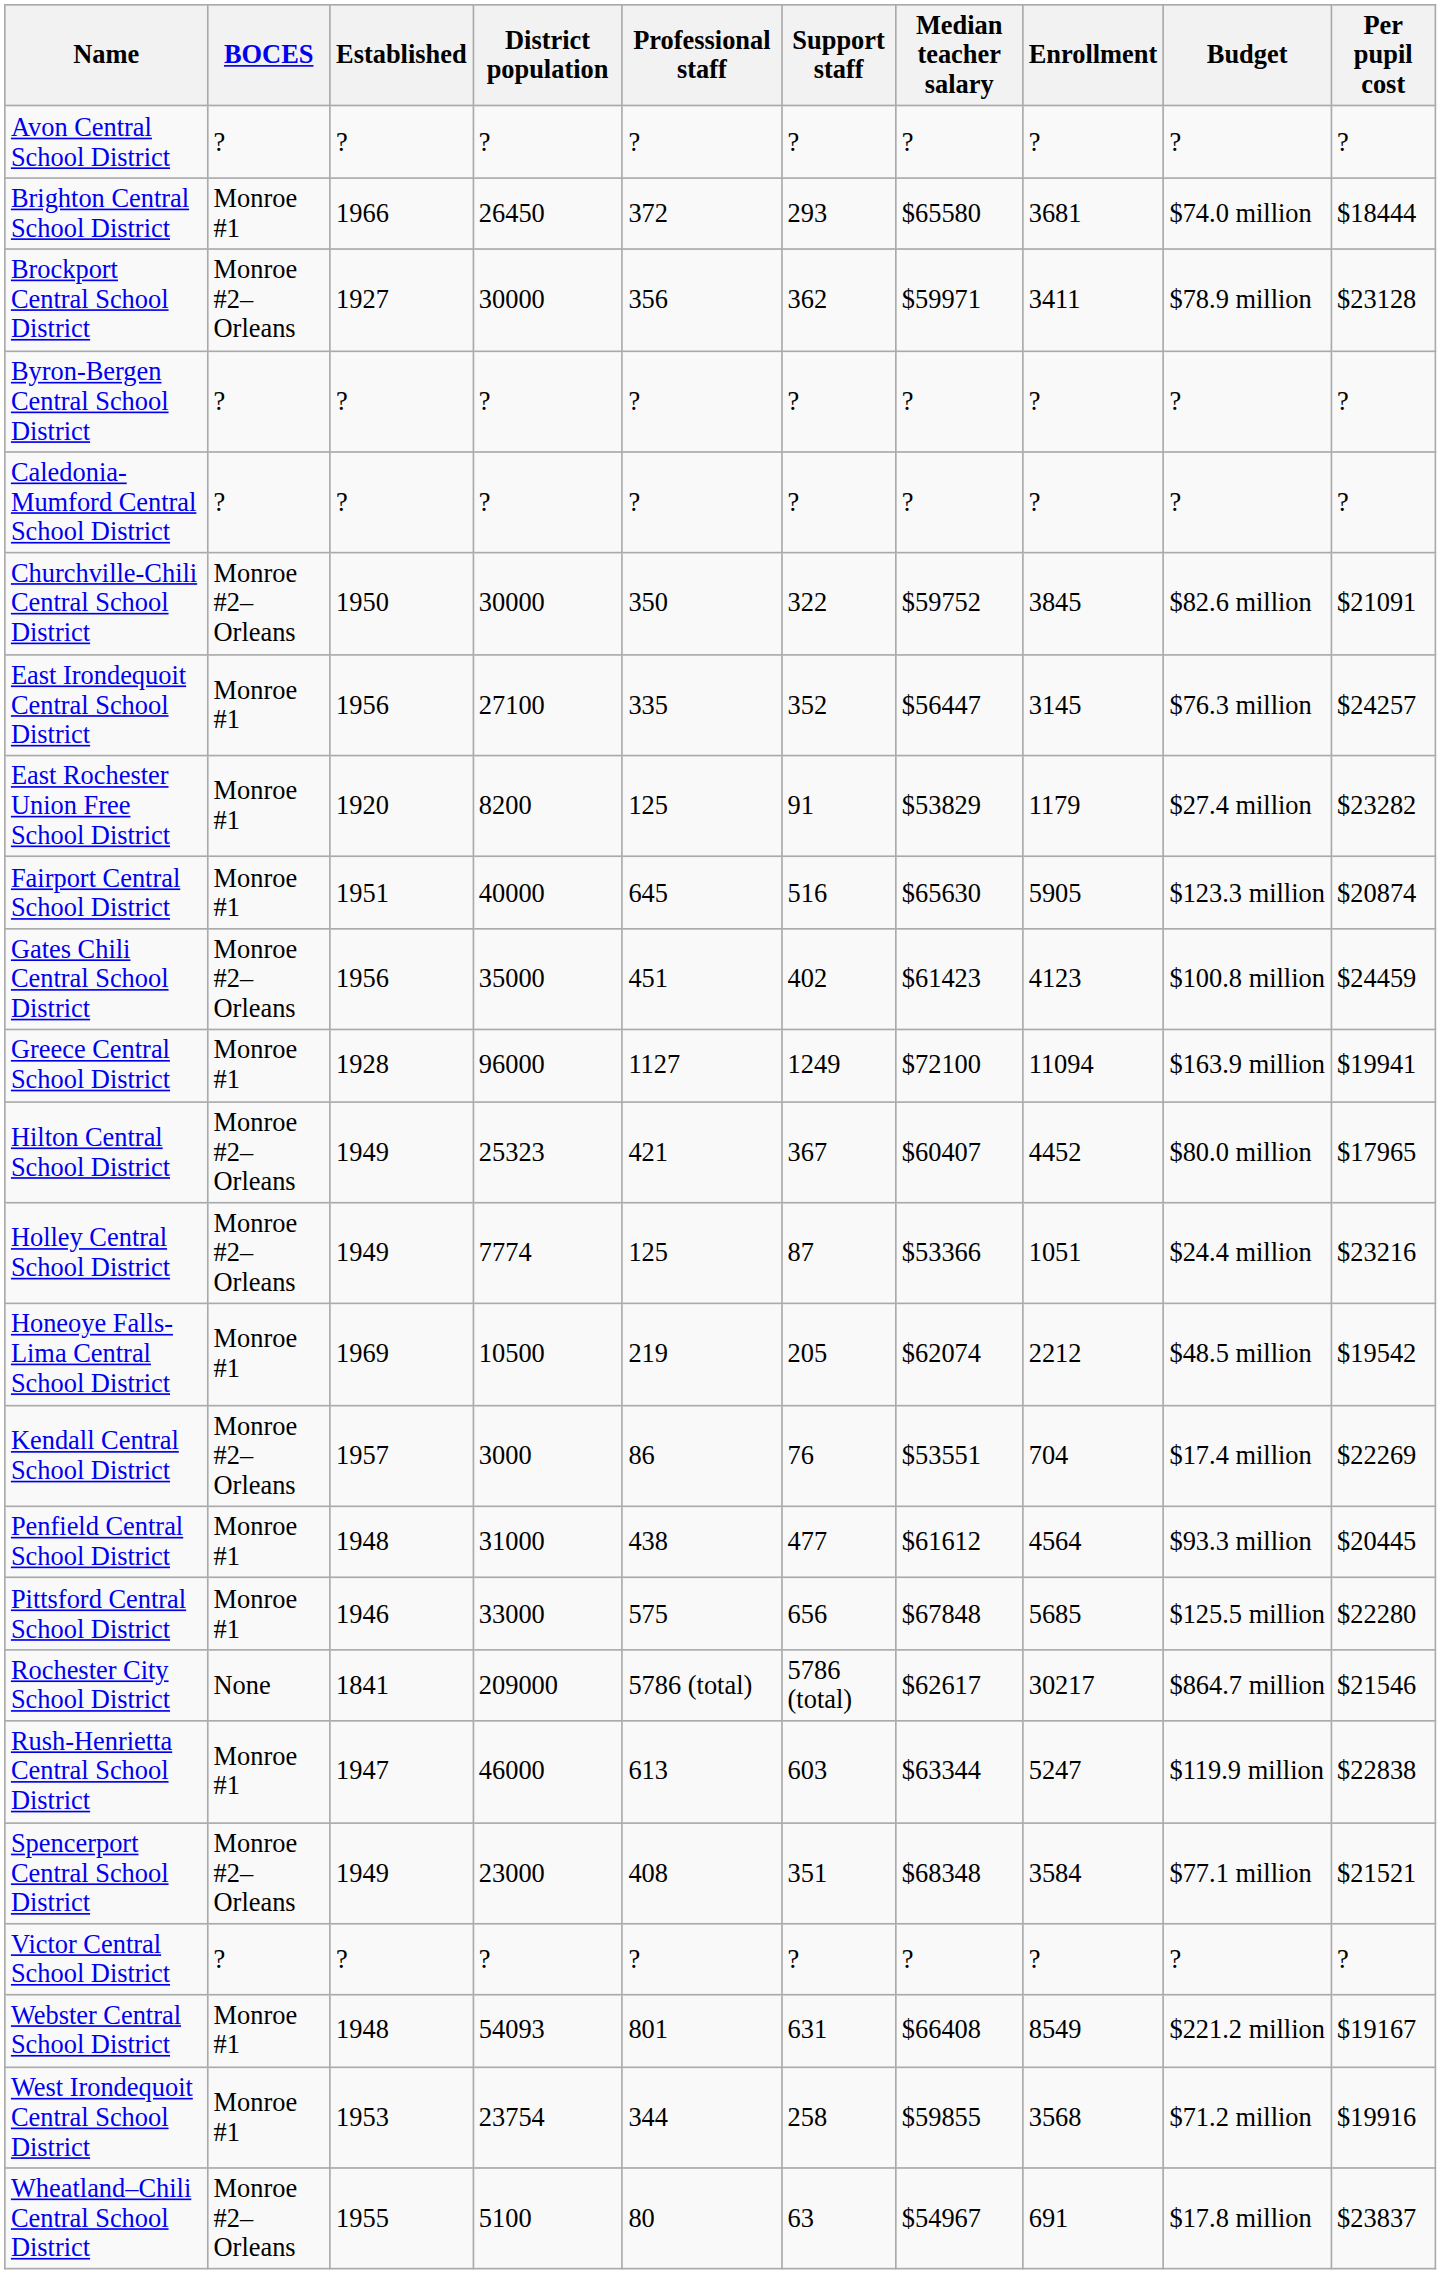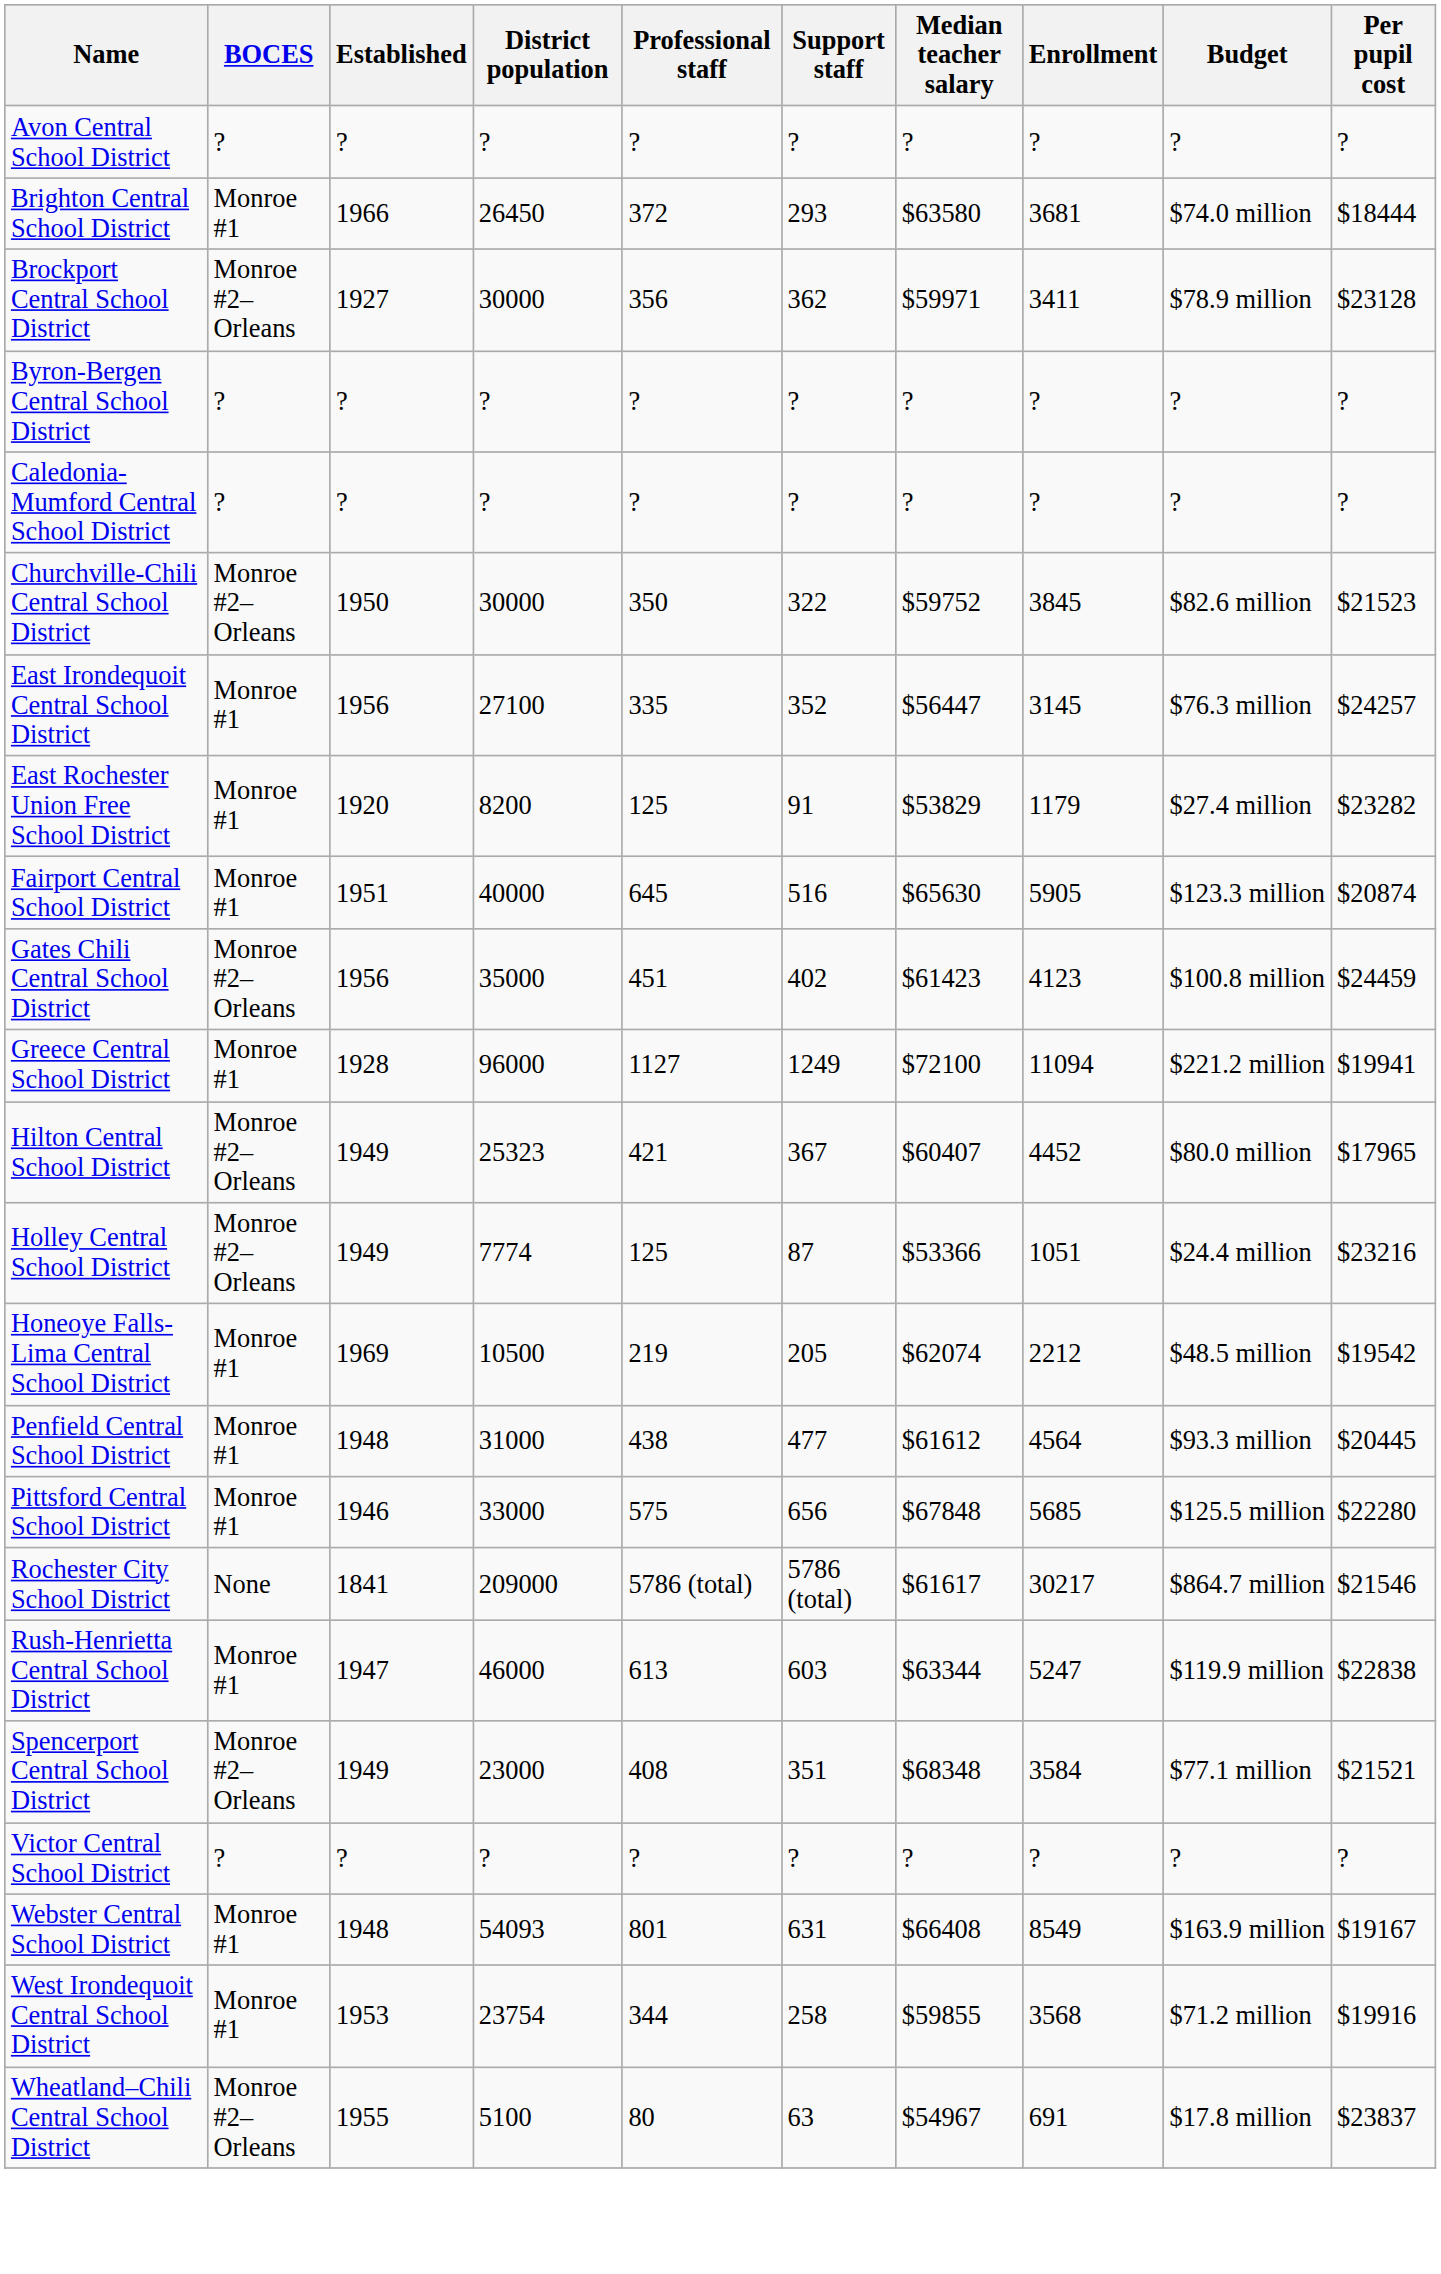(941, 213) $65580 -> (941, 213) $63580
(1377, 603) $21091 -> (1377, 603) $21523
(1247, 1065) $163.9 million -> (1247, 1065) $221.2 million
- row: (95, 1455)
(941, 1684) $62617 -> (941, 1583) $61617
(1247, 2030) $221.2 million -> (1247, 1929) $163.9 million
